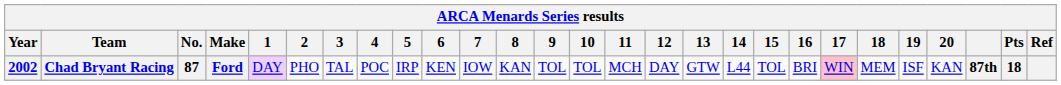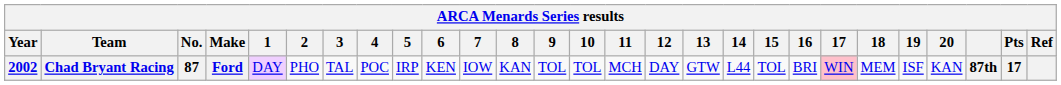(1014, 67) 18 -> (1014, 67) 17
